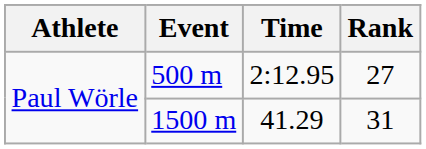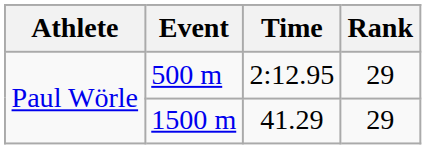(380, 74) 27 -> (380, 74) 29
(380, 120) 31 -> (380, 120) 29
